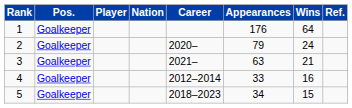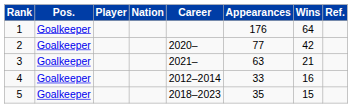(258, 45) 79 -> (258, 45) 77
(308, 45) 24 -> (308, 45) 42
(258, 95) 34 -> (258, 95) 35
